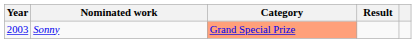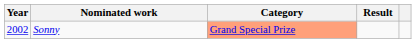(18, 30) 2003 -> (18, 30) 2002
